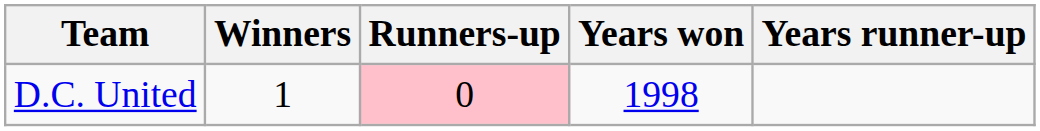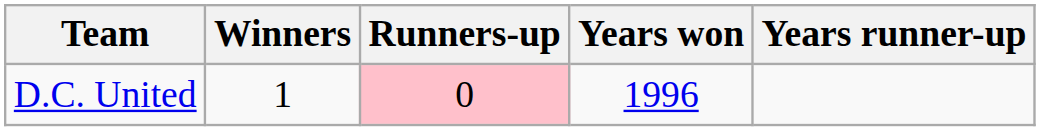(661, 93) 1998 -> (661, 93) 1996
